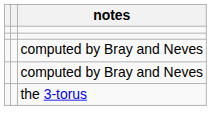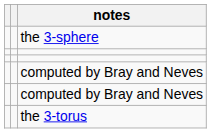+ row: (8, 38)
